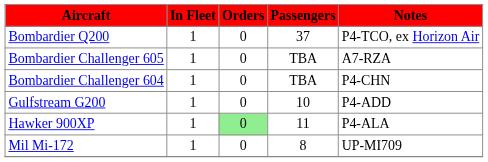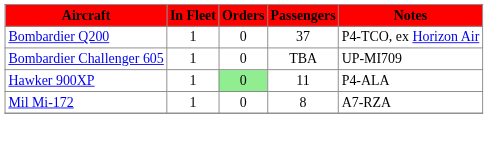(366, 58) A7-RZA -> (372, 58) UP-MI709
- row: (86, 80)
- row: (57, 102)
(372, 145) UP-MI709 -> (366, 102) A7-RZA
